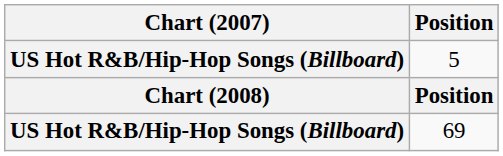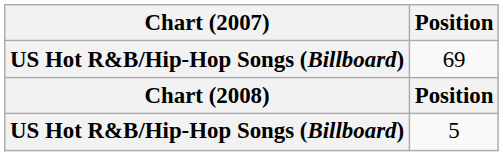rows swapped: (454, 58) <-> (454, 131)
